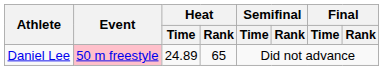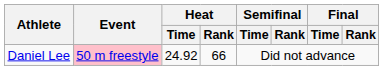(181, 55) 24.89 -> (181, 55) 24.92
(219, 55) 65 -> (219, 55) 66
